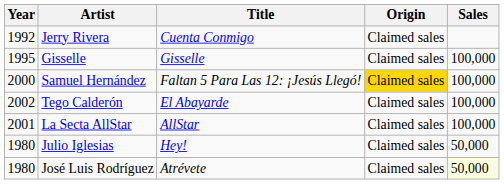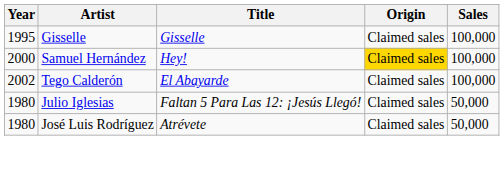- row: (75, 37)
(261, 80) Faltan 5 Para Las 12: ¡Jesús Llegó! -> (174, 59) Hey!
- row: (87, 124)
(174, 146) Hey! -> (261, 102) Faltan 5 Para Las 12: ¡Jesús Llegó!
(470, 168) lightyellow background -> (470, 124) no background
